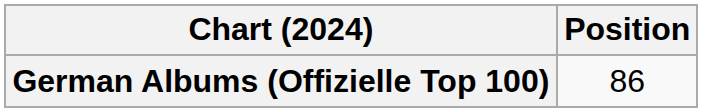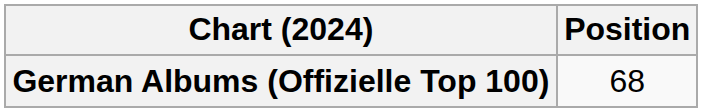(627, 80) 86 -> (627, 80) 68
